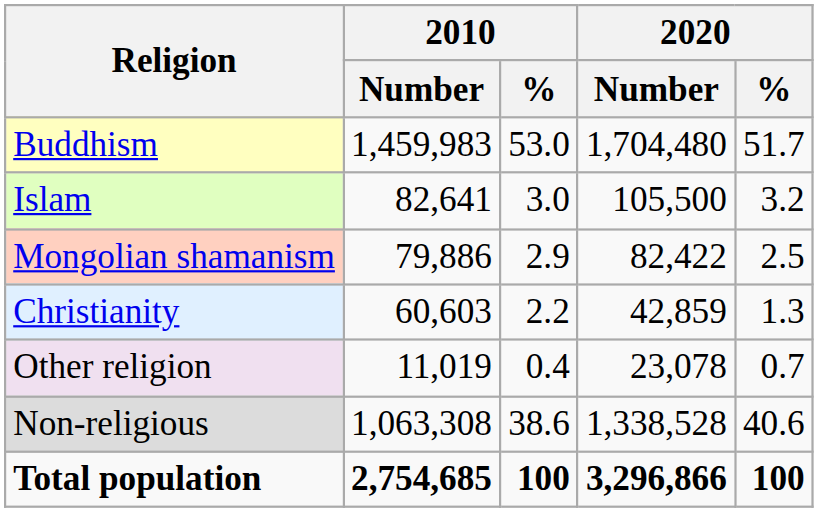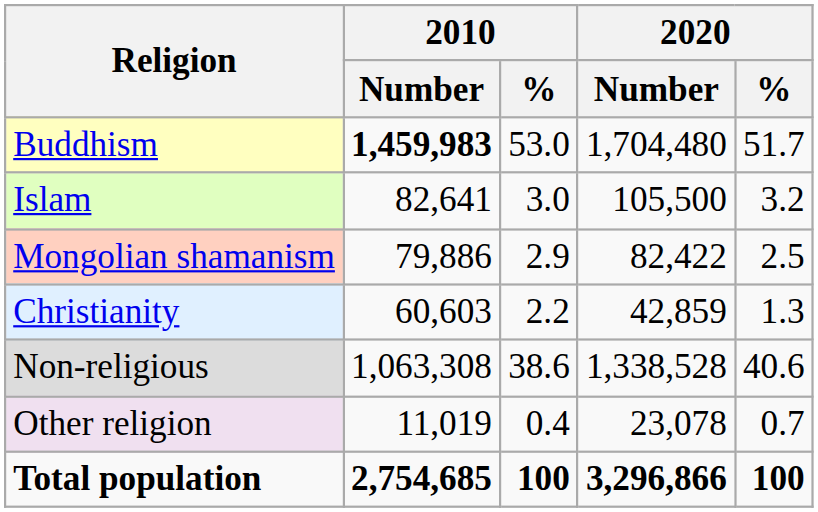(422, 144) normal -> (422, 144) bold
rows swapped: (112, 367) <-> (111, 423)
